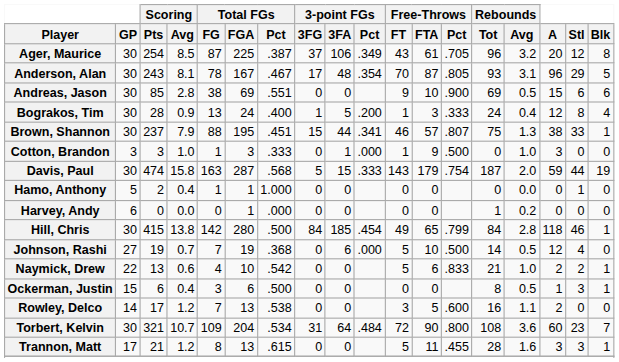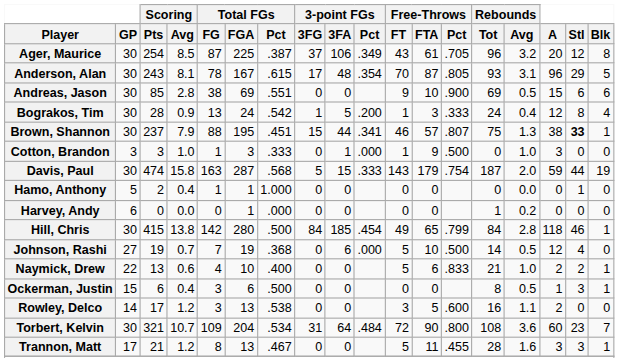(279, 73) .467 -> (279, 73) .615
(279, 112) .400 -> (279, 112) .542
(578, 132) normal -> (578, 132) bold
(279, 269) .542 -> (279, 269) .400
(218, 308) 7 -> (218, 308) 3
(279, 347) .615 -> (279, 347) .467
